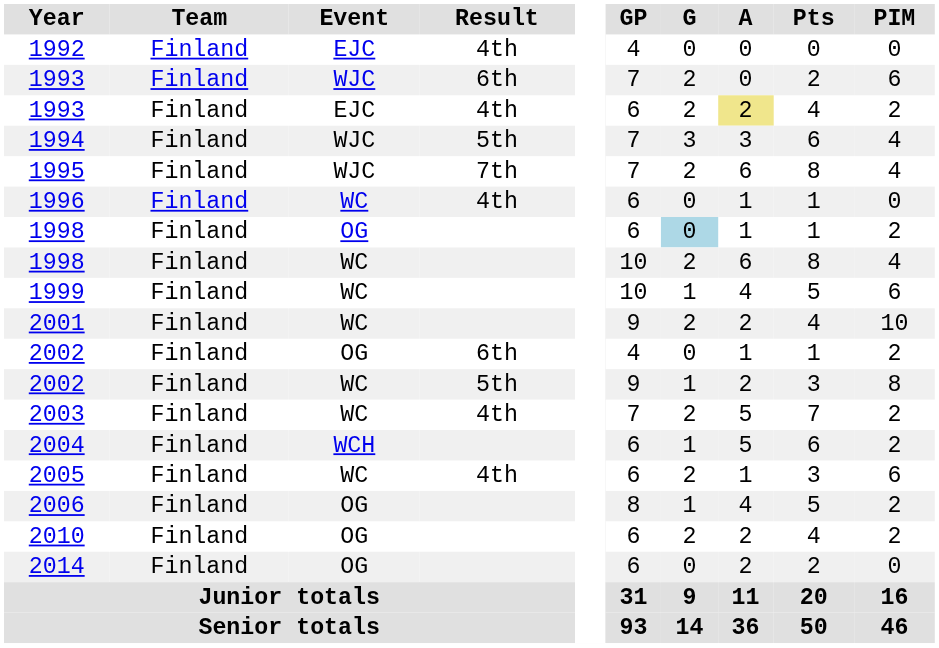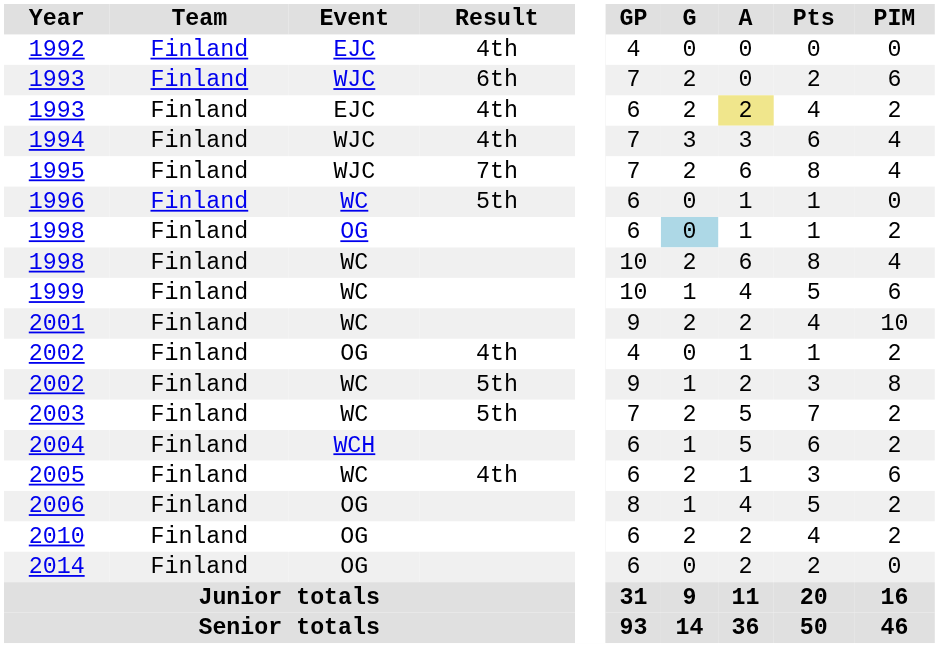(497, 141) 5th -> (497, 141) 4th
(497, 202) 4th -> (497, 202) 5th
(497, 354) 6th -> (497, 354) 4th
(497, 415) 4th -> (497, 415) 5th
